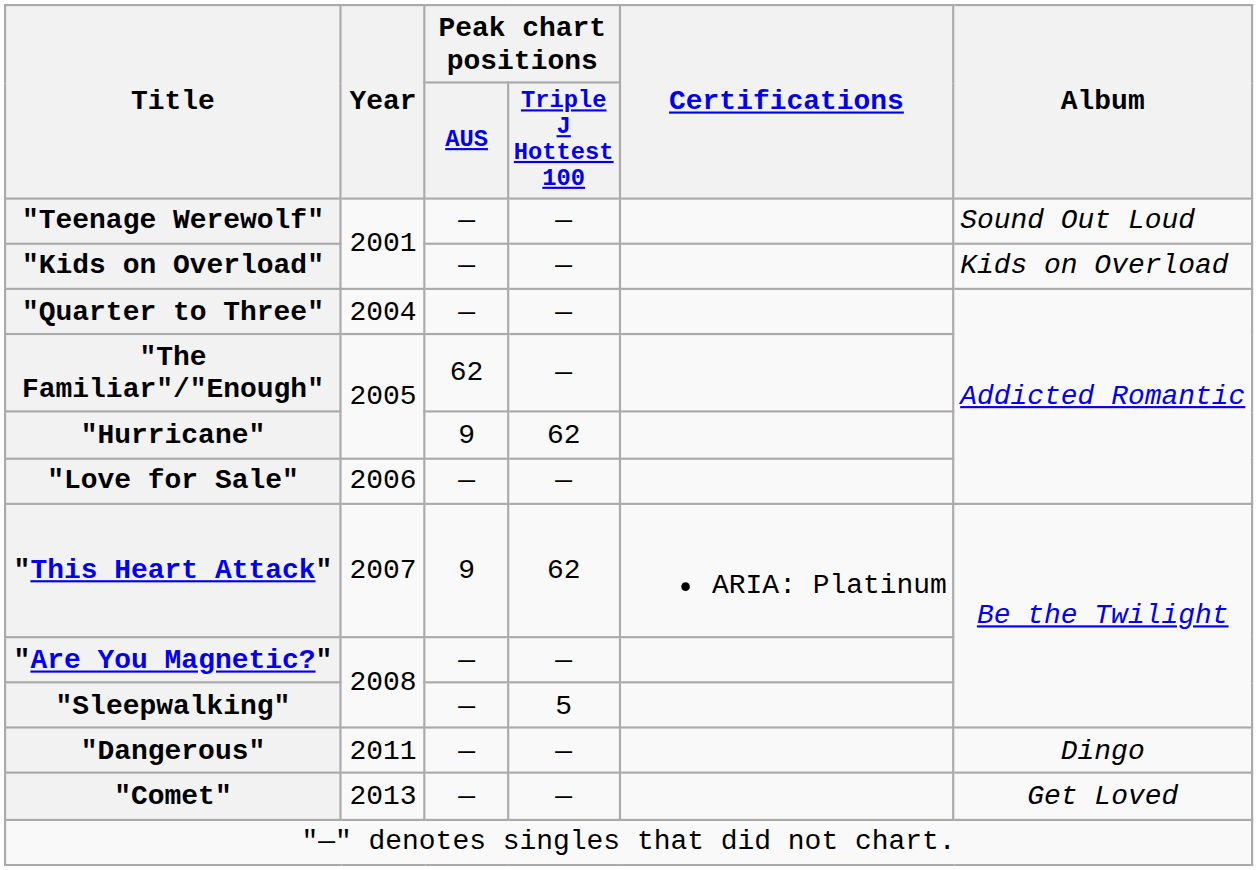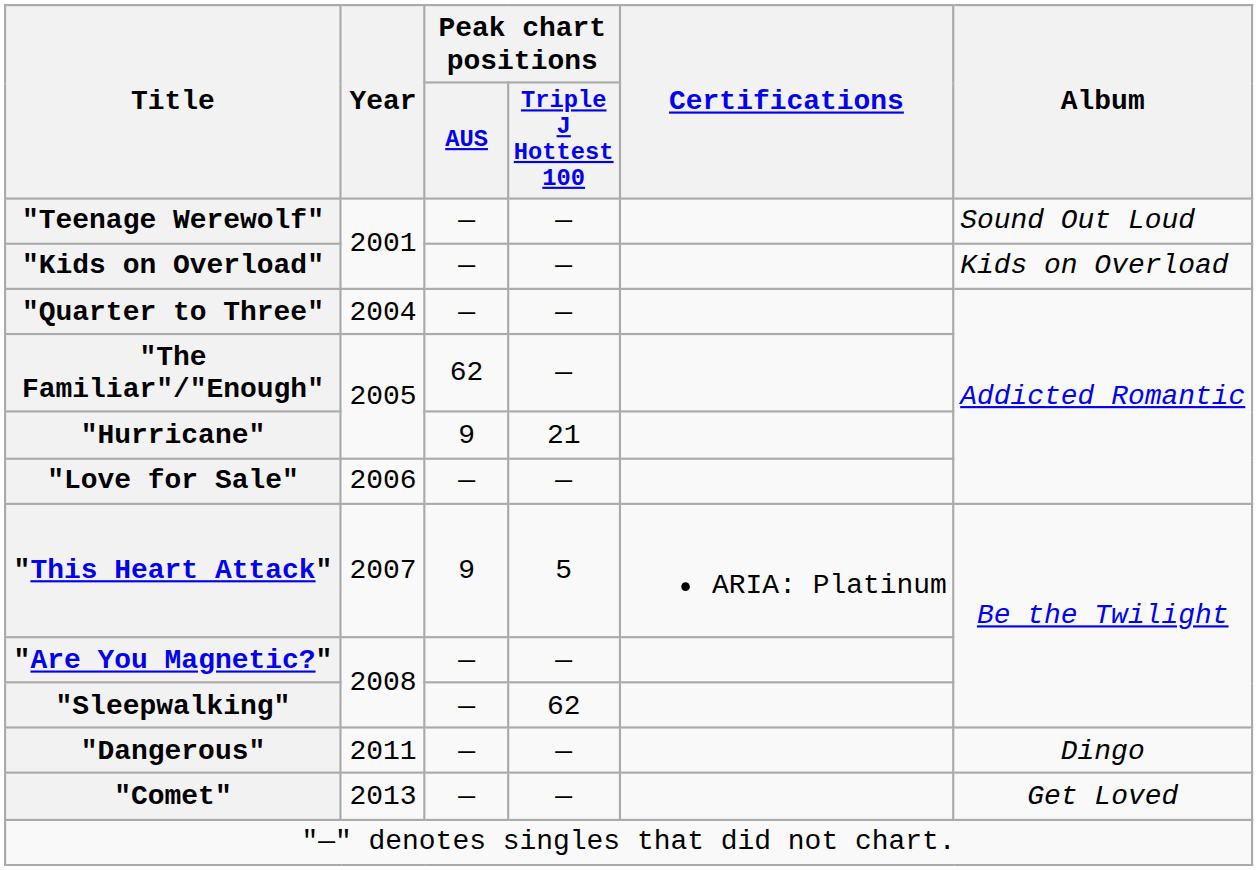(564, 435) 62 -> (564, 435) 21
(564, 570) 62 -> (564, 570) 5
(564, 705) 5 -> (564, 705) 62
